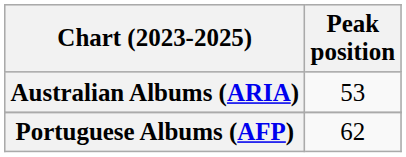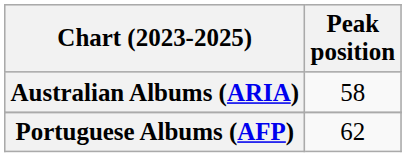(353, 91) 53 -> (353, 91) 58
